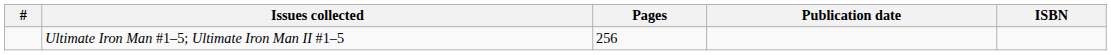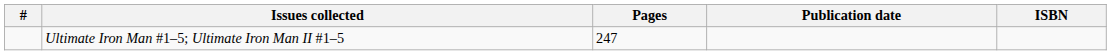(607, 38) 256 -> (607, 38) 247
